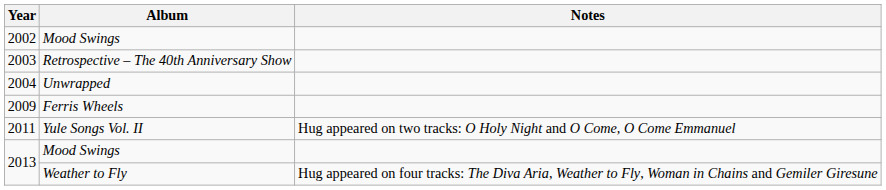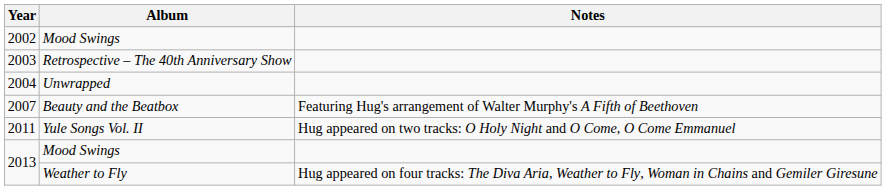+ row: (22, 106)
- row: (22, 106)
